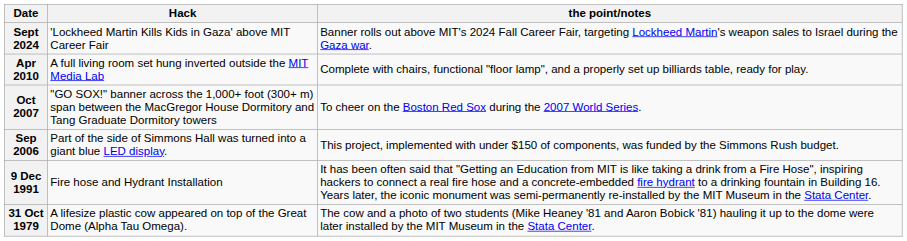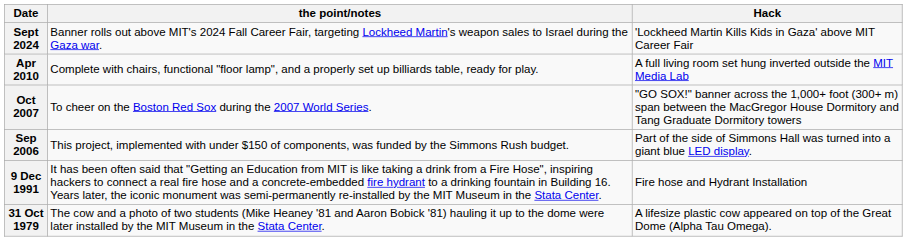columns swapped: (183, 13) <-> (610, 13)
